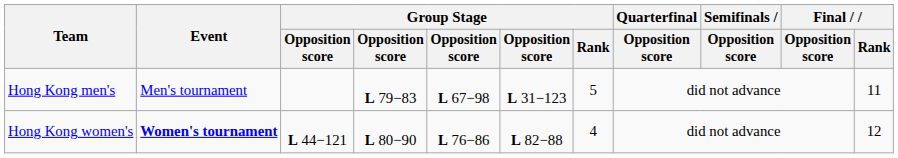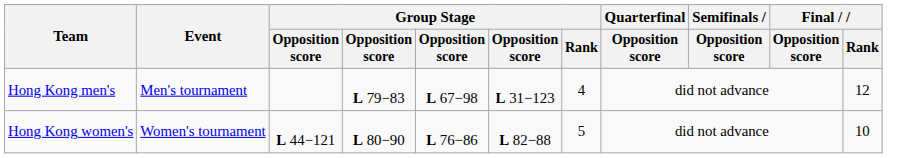(593, 89) 5 -> (581, 89) 4
(874, 89) 11 -> (862, 89) 12
(209, 131) bold -> (203, 131) normal
(593, 131) 4 -> (581, 131) 5
(874, 131) 12 -> (862, 131) 10
